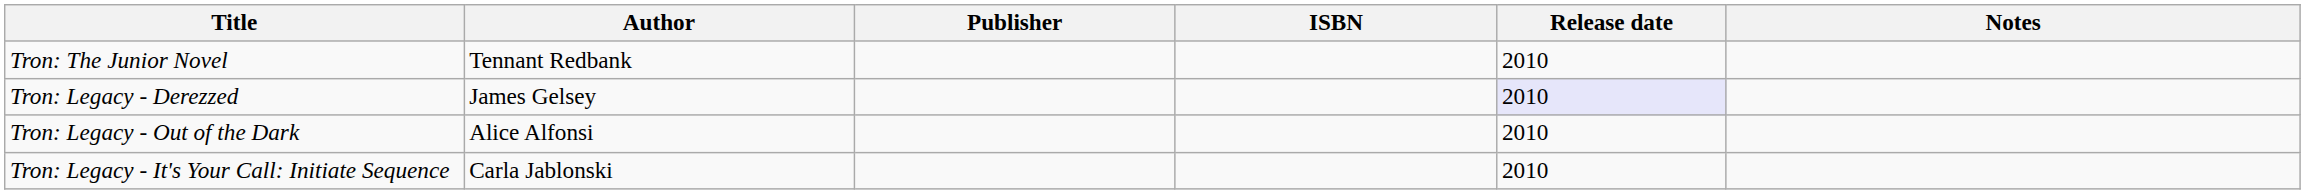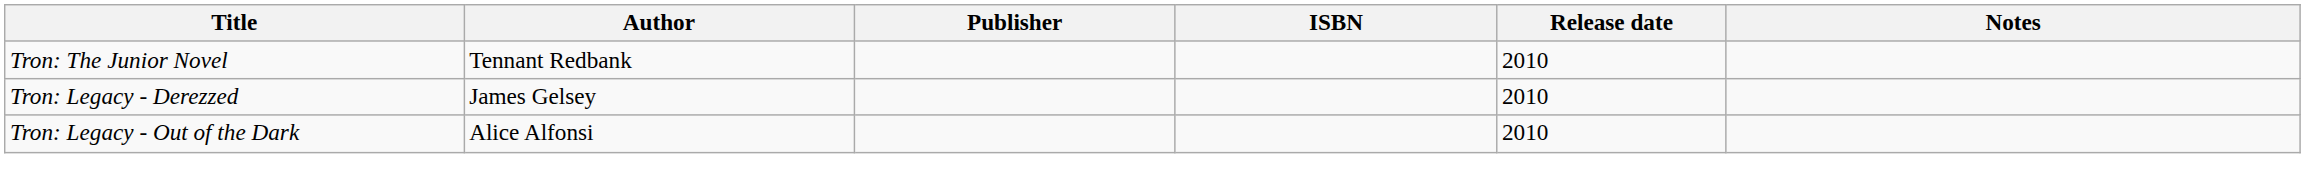(1525, 96) lavender background -> (1525, 96) no background
- row: (230, 170)
